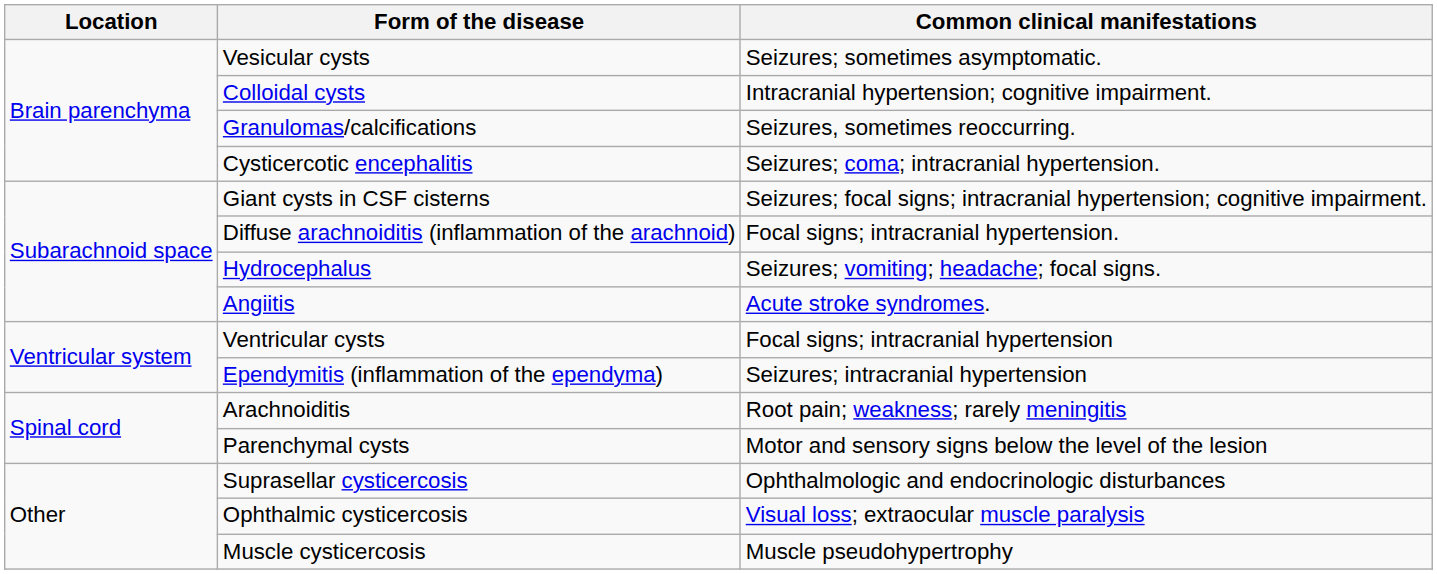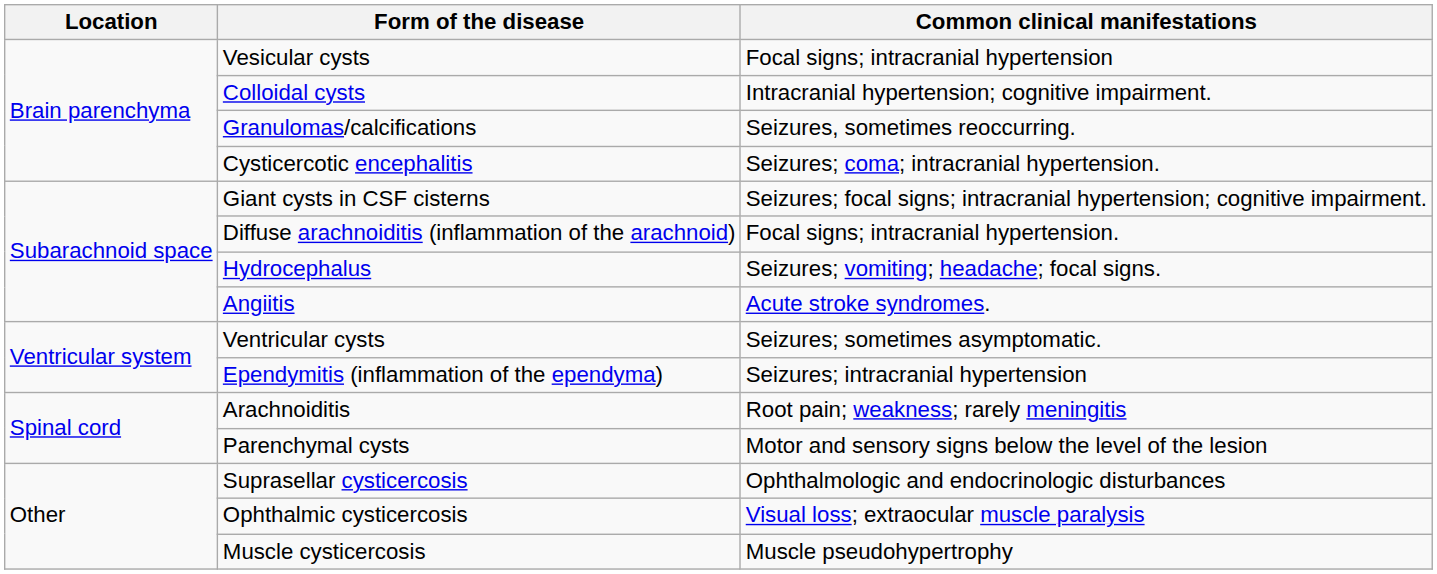(924, 57) Seizures; sometimes asymptomatic. -> (929, 57) Focal signs; intracranial hypertension
(929, 339) Focal signs; intracranial hypertension -> (924, 339) Seizures; sometimes asymptomatic.
